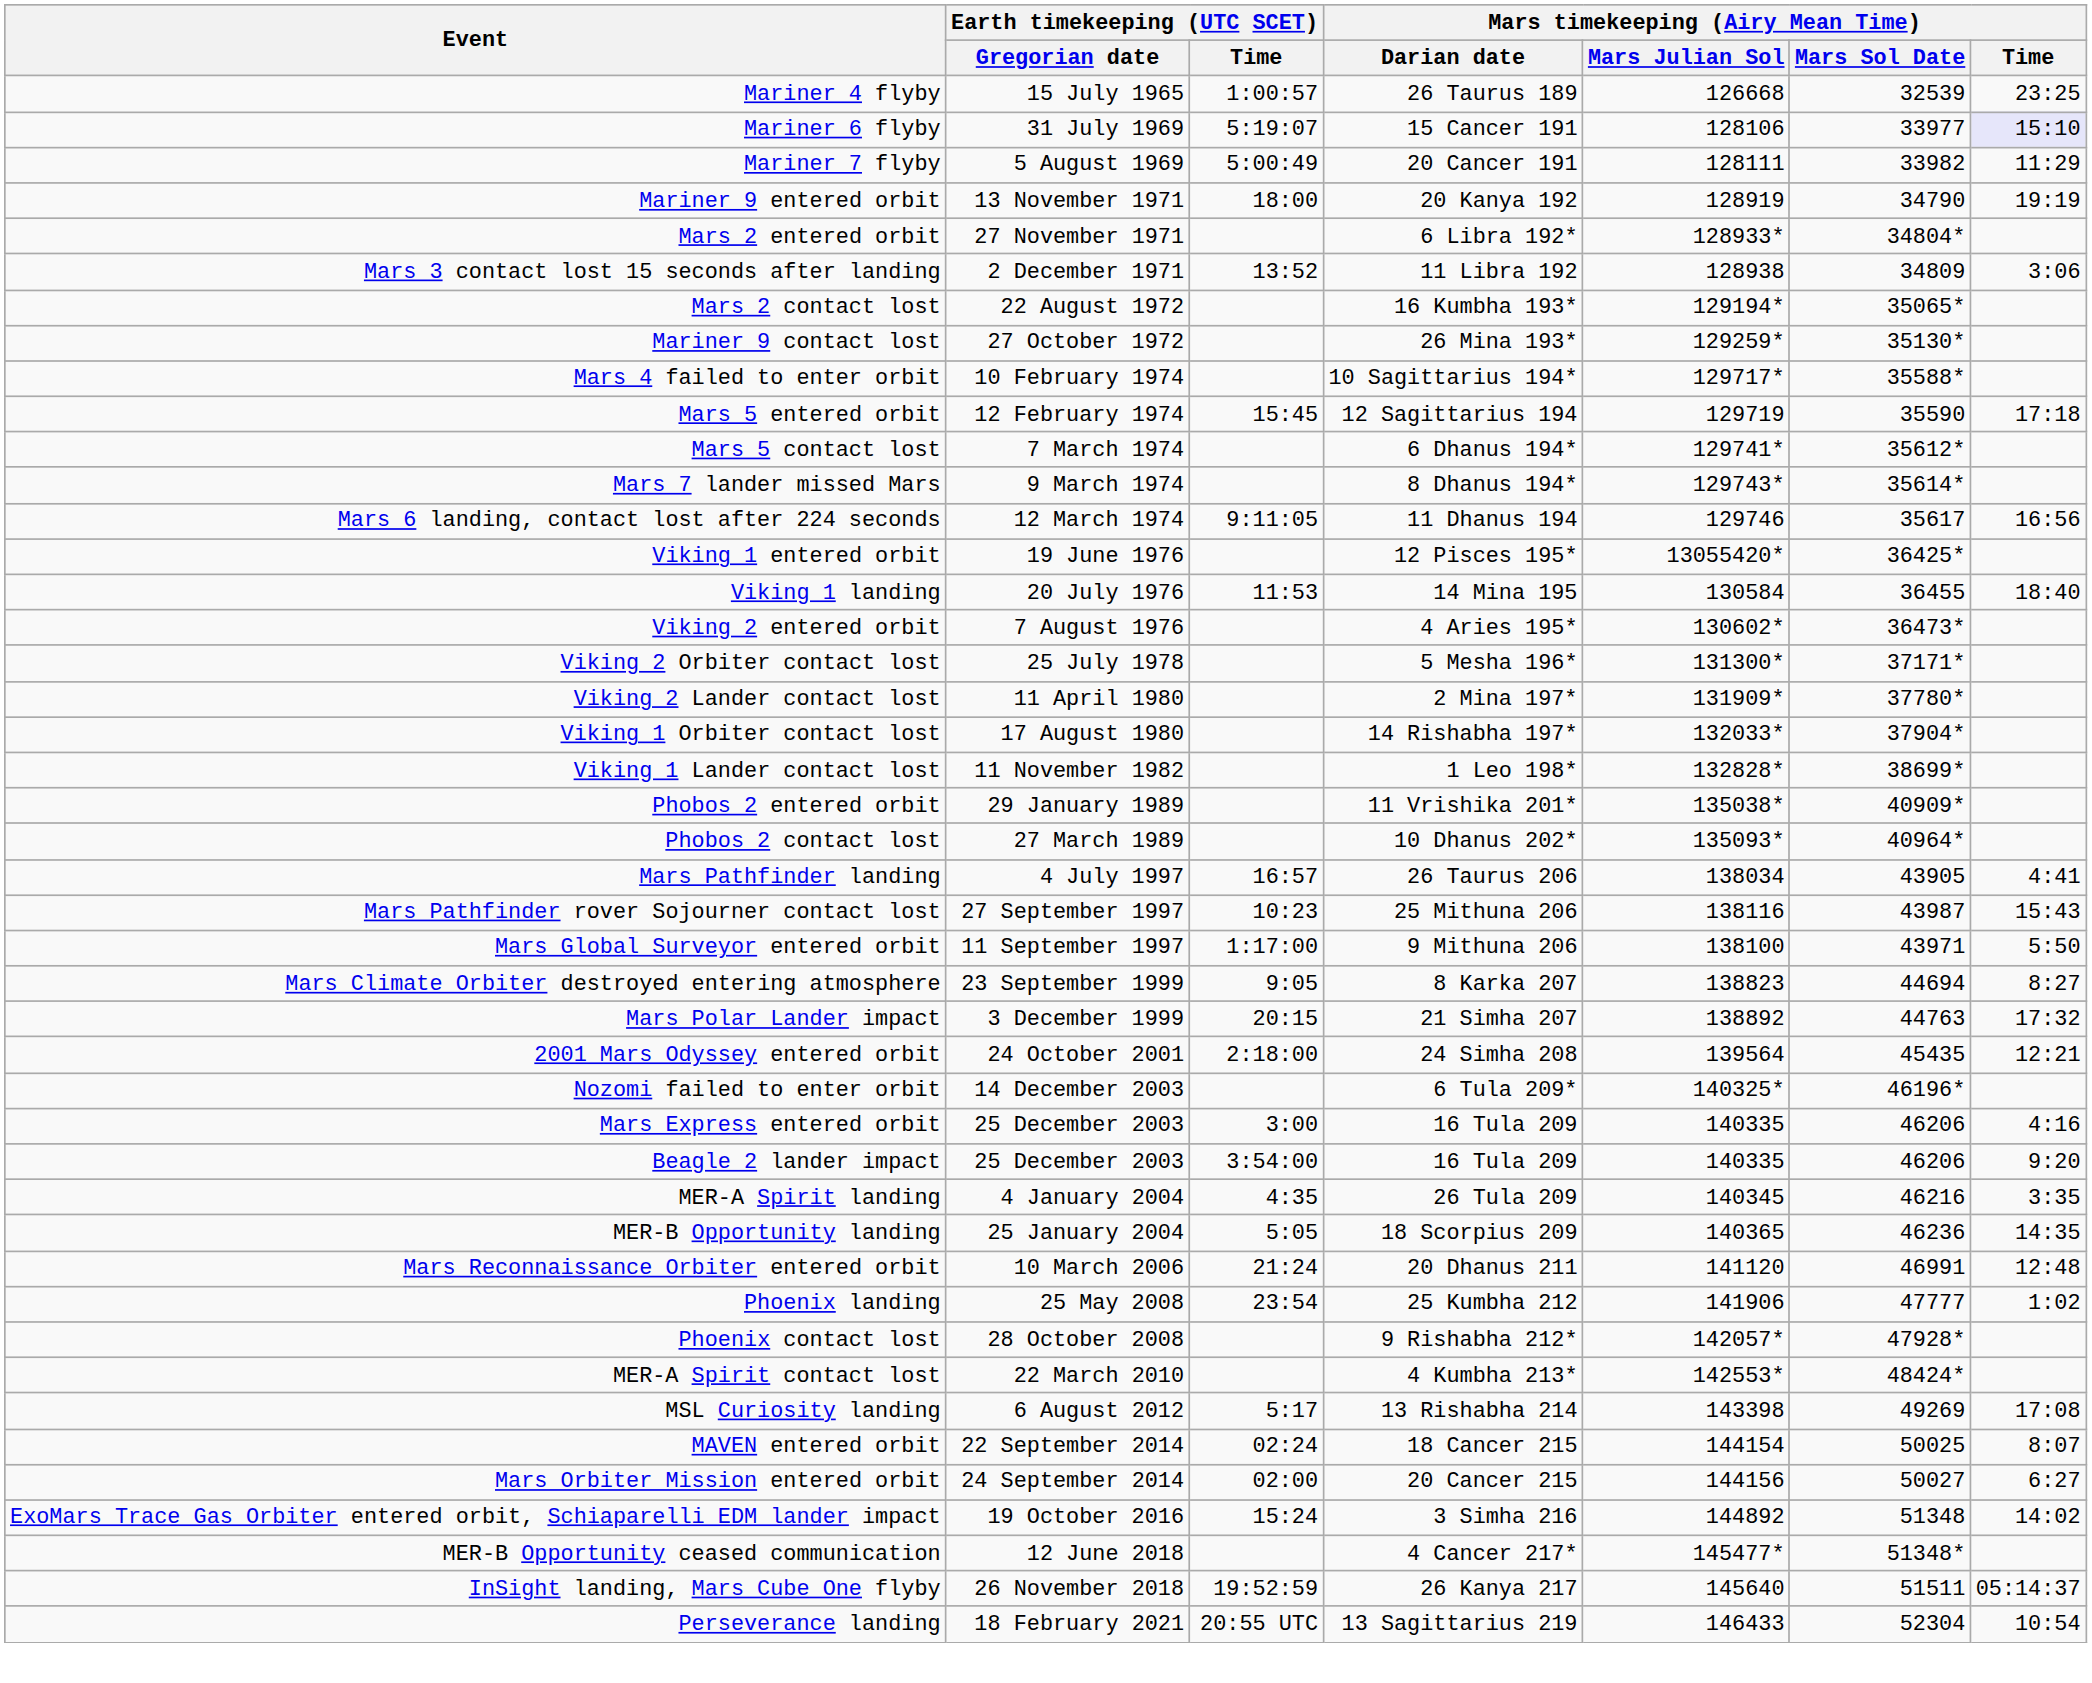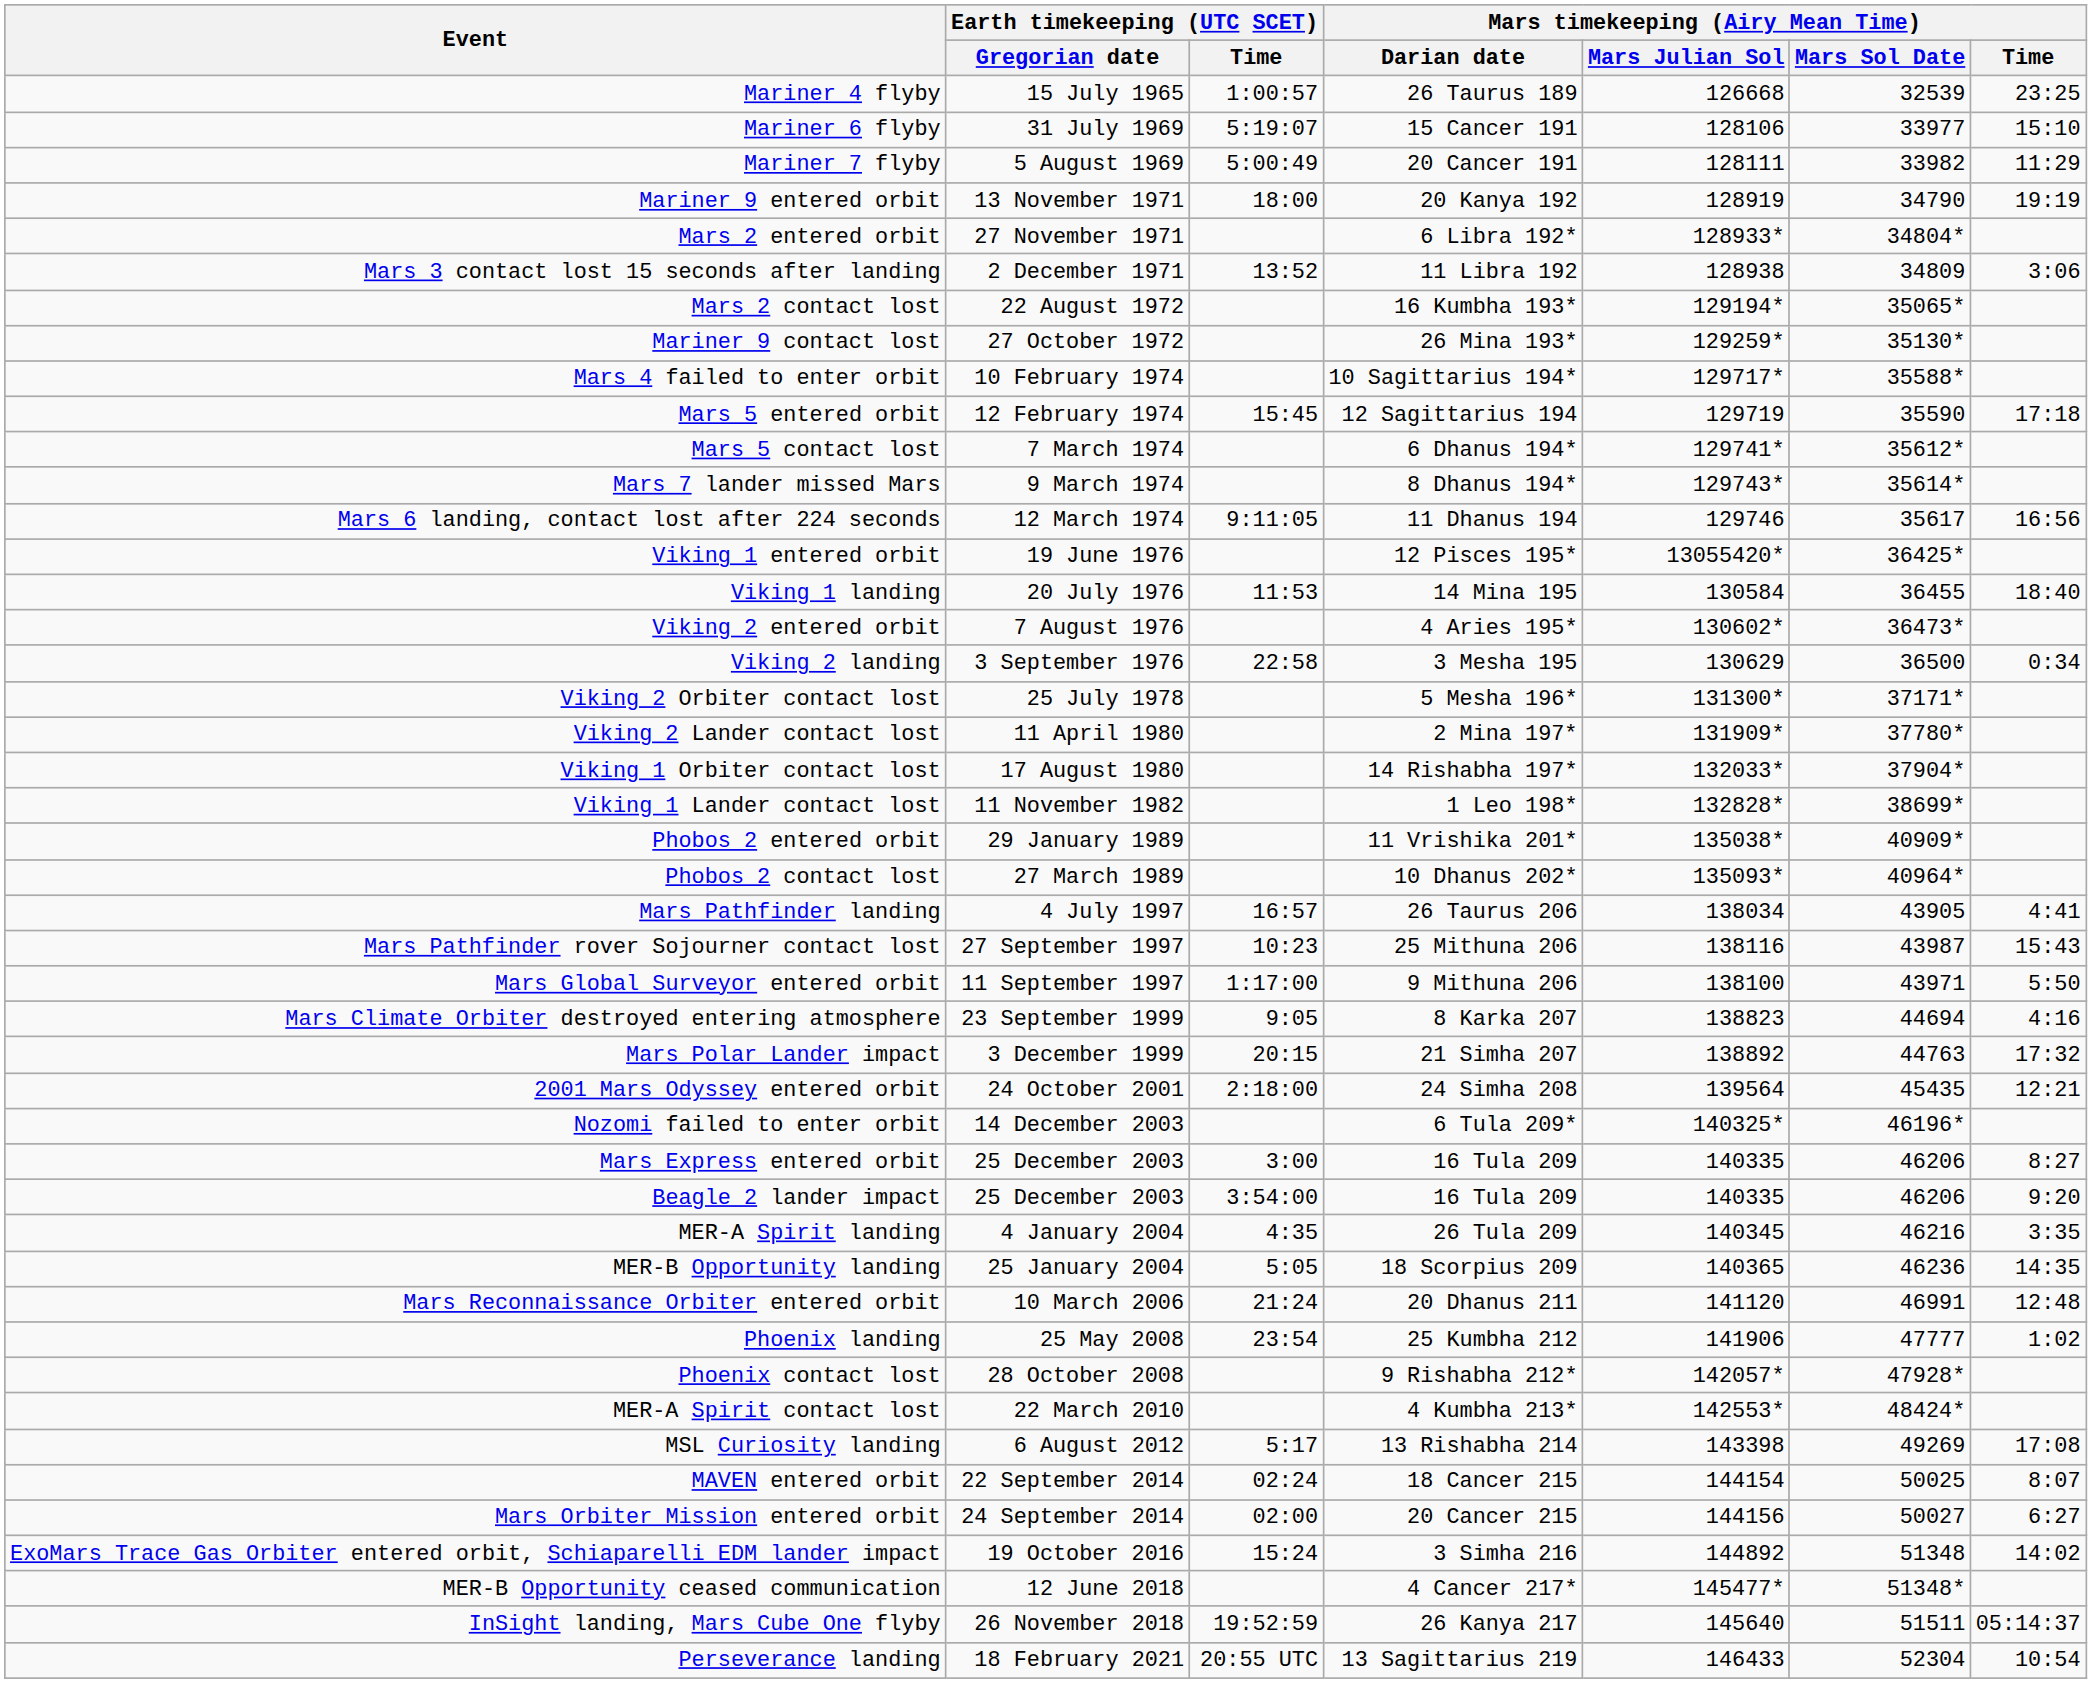(2048, 129) lavender background -> (2048, 129) no background
+ row: (836, 663)
(2054, 984) 8:27 -> (2054, 1019) 4:16
(2054, 1126) 4:16 -> (2054, 1162) 8:27
